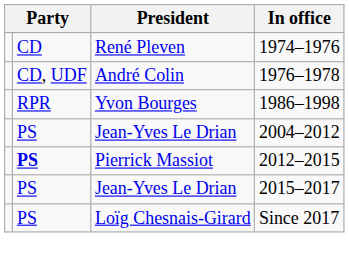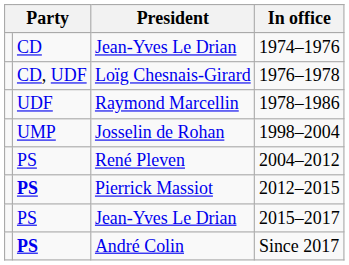(140, 47) René Pleven -> (166, 47) Jean-Yves Le Drian
(139, 75) André Colin -> (173, 75) Loïg Chesnais-Girard
+ row: (299, 103)
- row: (299, 103)
+ row: (299, 132)
(166, 132) Jean-Yves Le Drian -> (140, 160) René Pleven
(27, 217) normal -> (27, 246) bold
(173, 217) Loïg Chesnais-Girard -> (139, 246) André Colin
